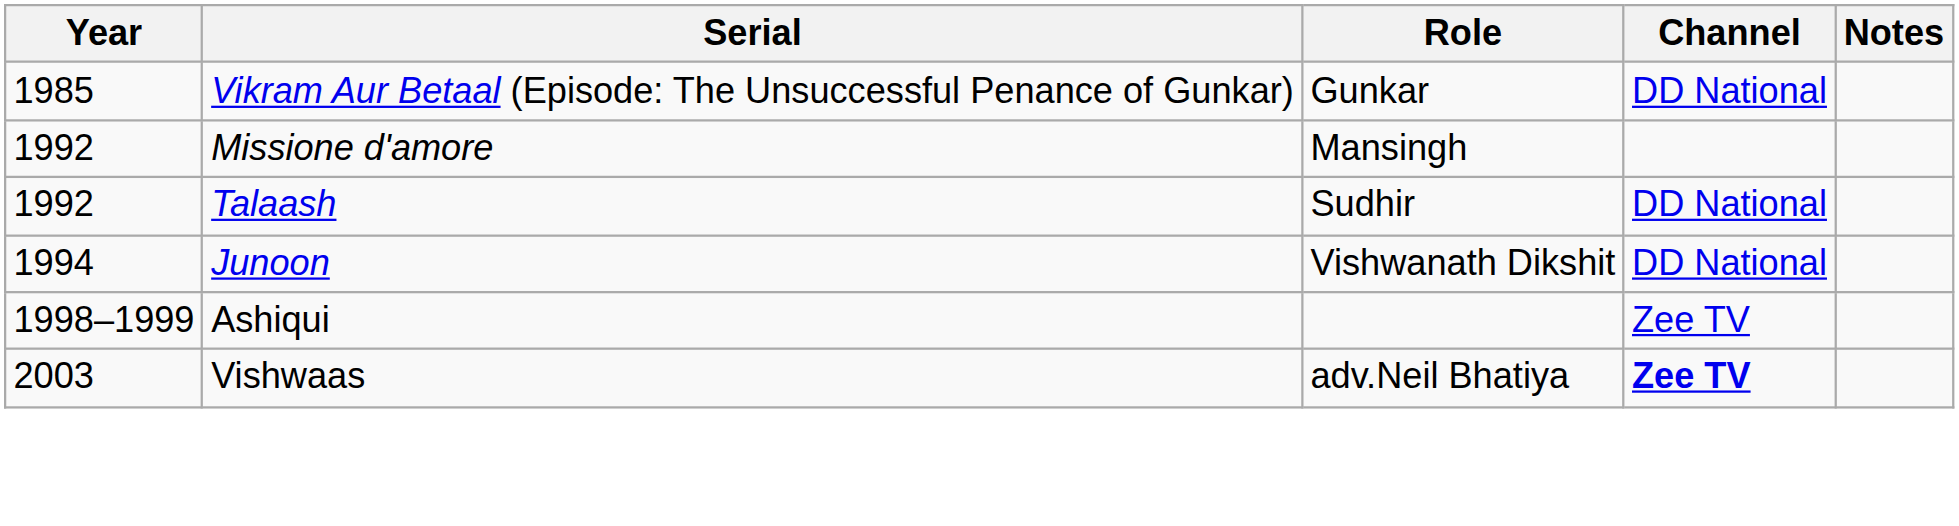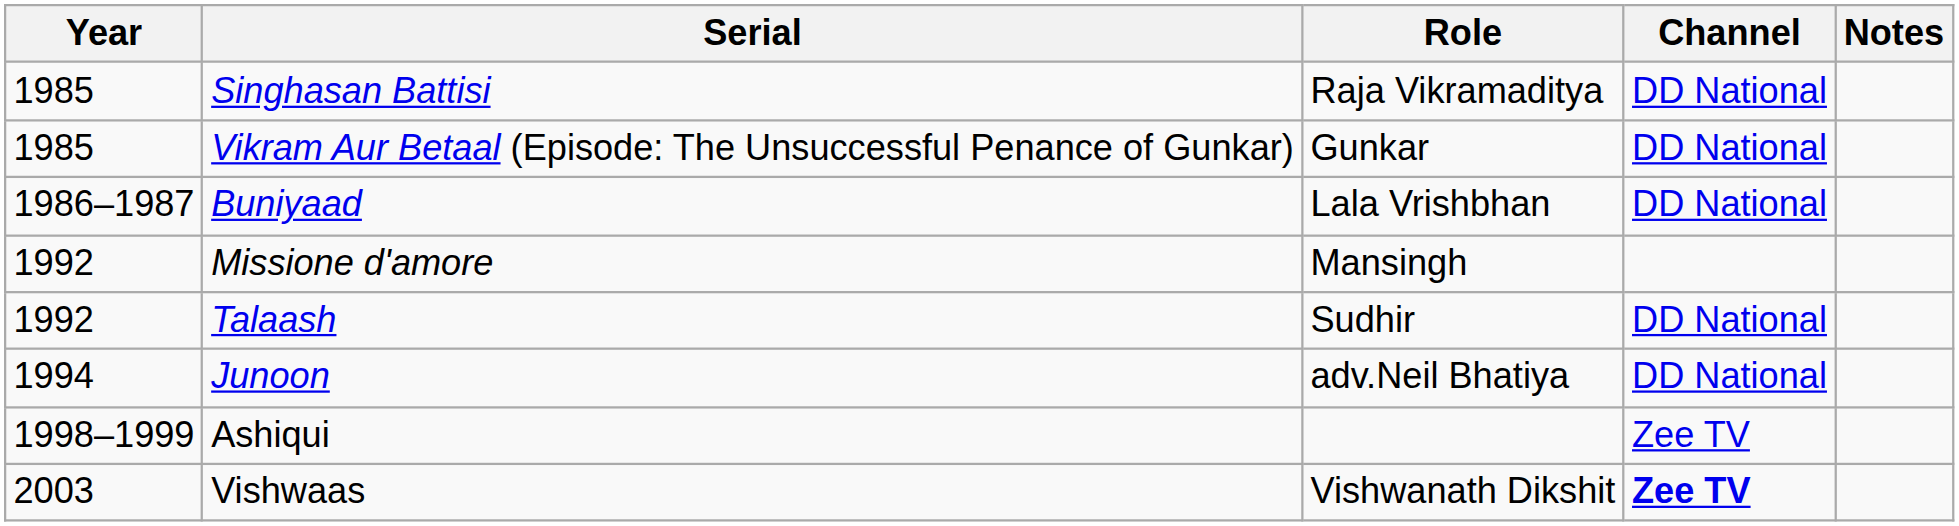+ row: (351, 90)
+ row: (287, 205)
(1463, 262) Vishwanath Dikshit -> (1440, 377) adv.Neil Bhatiya
(1440, 377) adv.Neil Bhatiya -> (1463, 491) Vishwanath Dikshit
